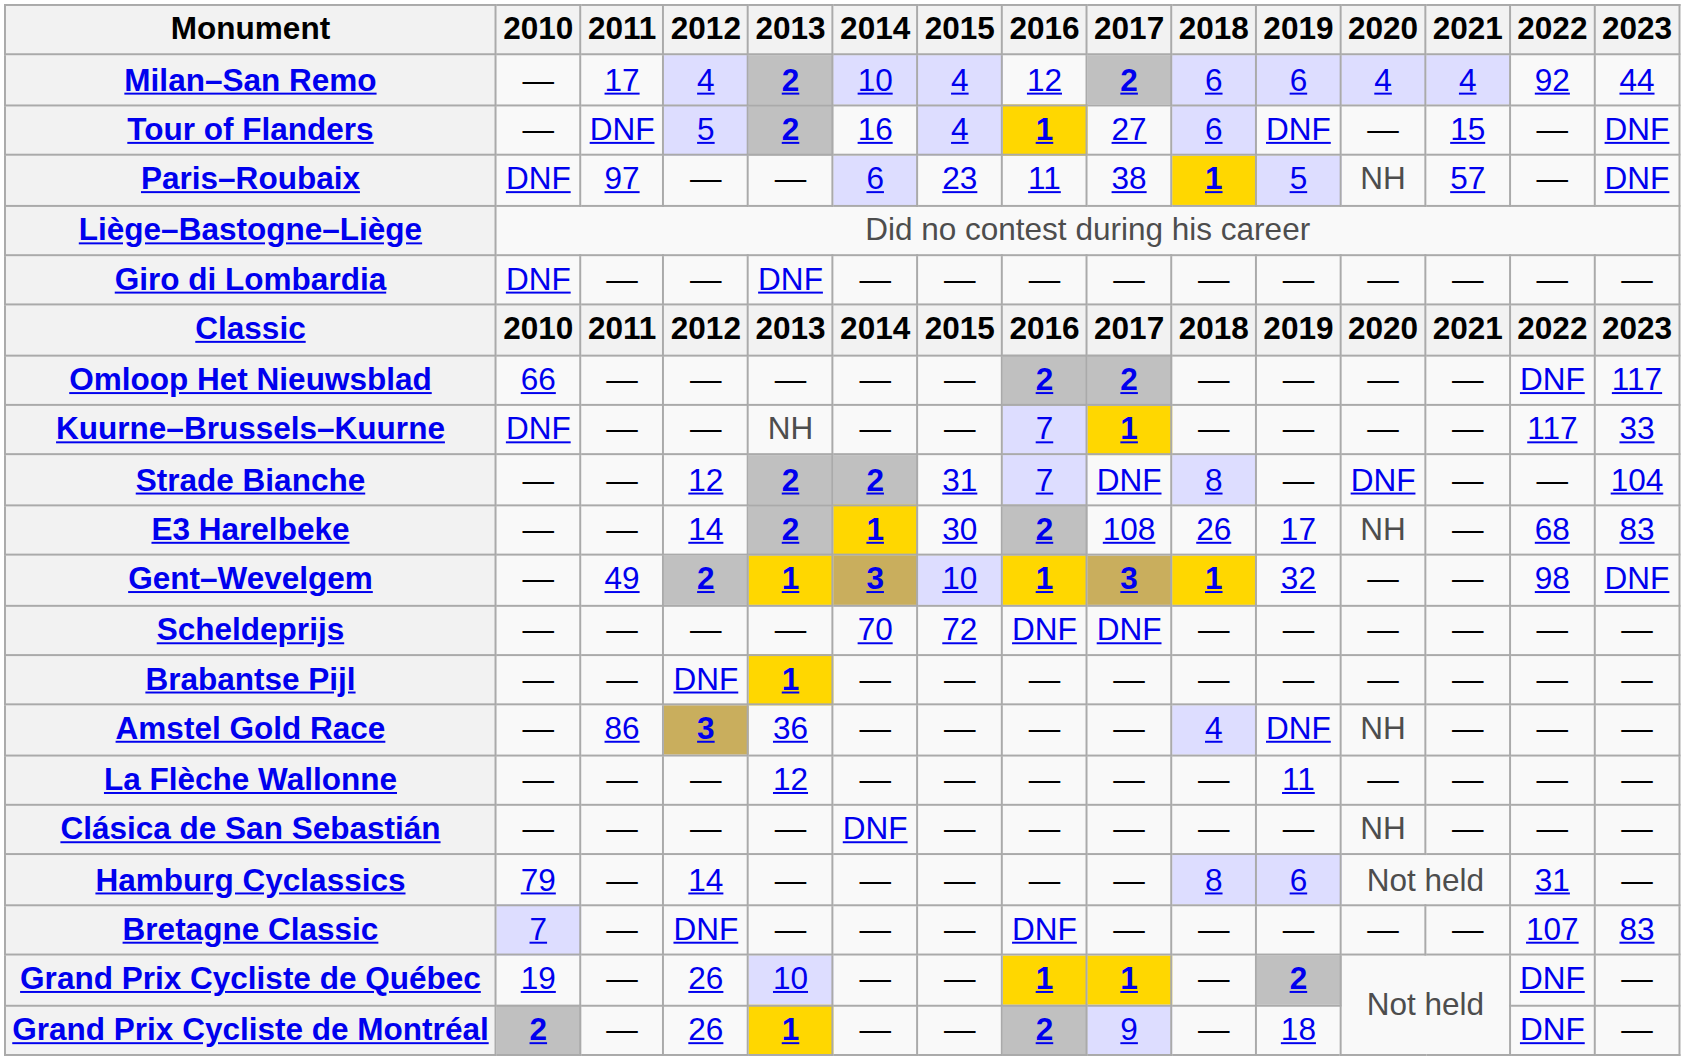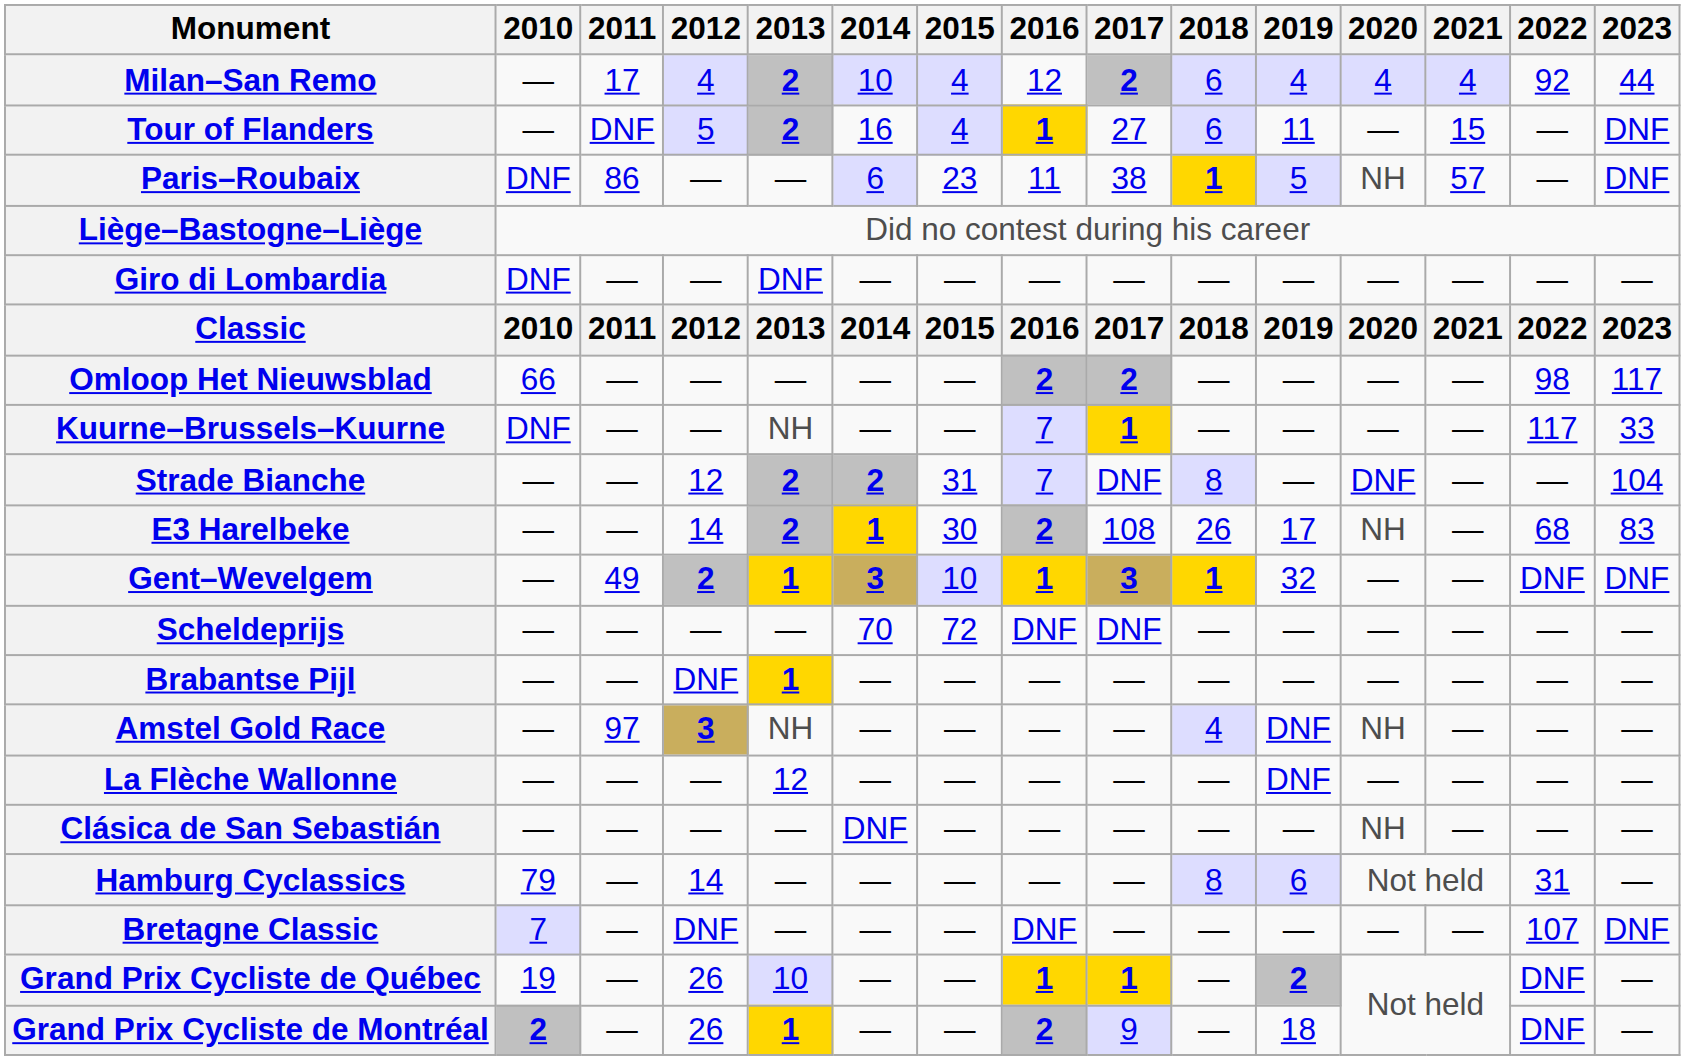(1298, 79) 6 -> (1298, 79) 4
(1298, 129) DNF -> (1298, 129) 11
(622, 179) 97 -> (622, 179) 86
(1552, 379) DNF -> (1552, 379) 98
(1552, 579) 98 -> (1552, 579) DNF
(622, 729) 86 -> (622, 729) 97
(791, 729) 36 -> (791, 729) NH
(1298, 779) 11 -> (1298, 779) DNF
(1637, 929) 83 -> (1637, 929) DNF
